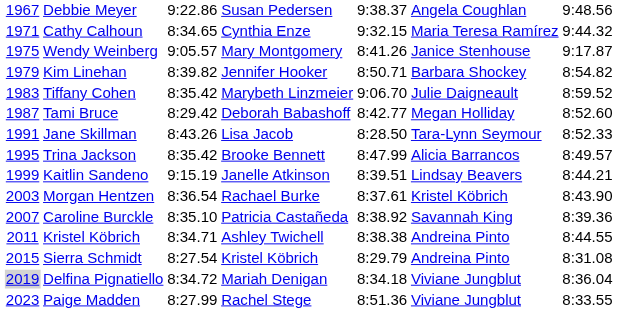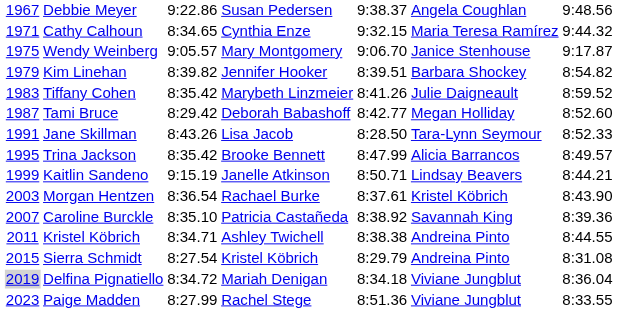(382, 51) 8:41.26 -> (382, 51) 9:06.70
(382, 72) 8:50.71 -> (382, 72) 8:39.51
(382, 93) 9:06.70 -> (382, 93) 8:41.26
(382, 175) 8:39.51 -> (382, 175) 8:50.71
